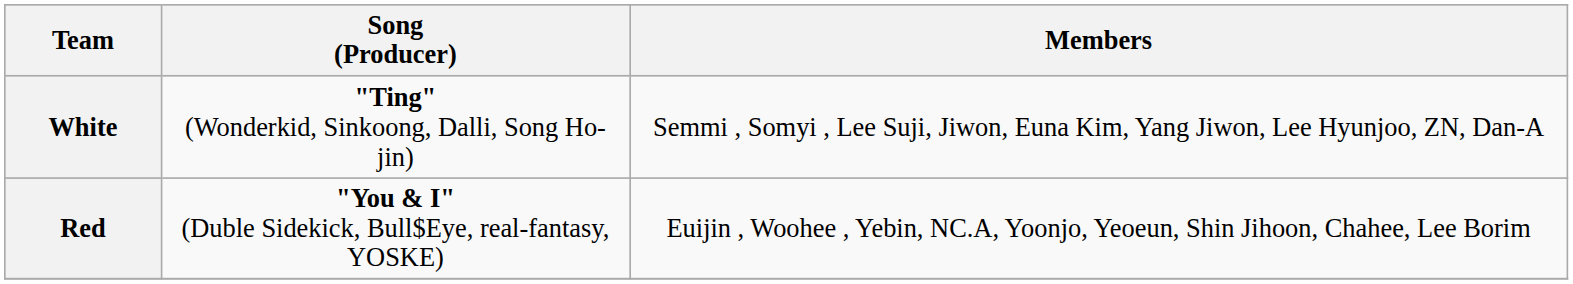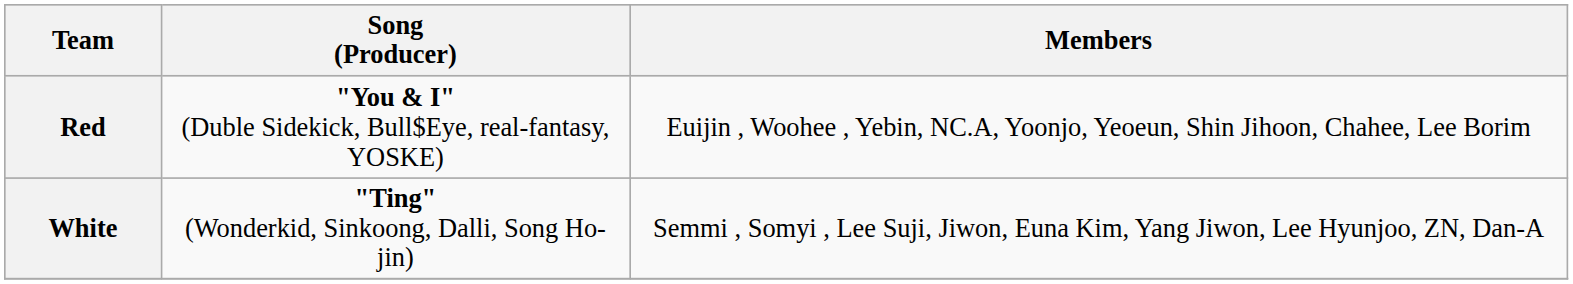rows swapped: (83, 126) <-> (83, 227)
